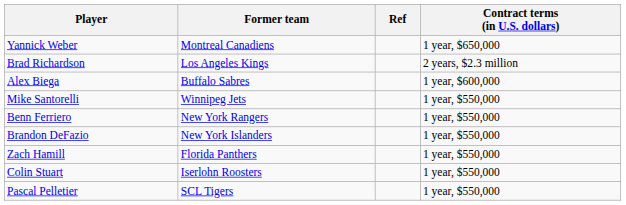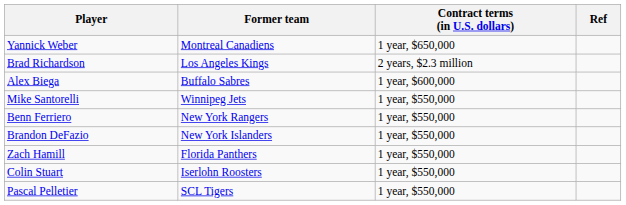columns swapped: (521, 20) <-> (398, 20)
